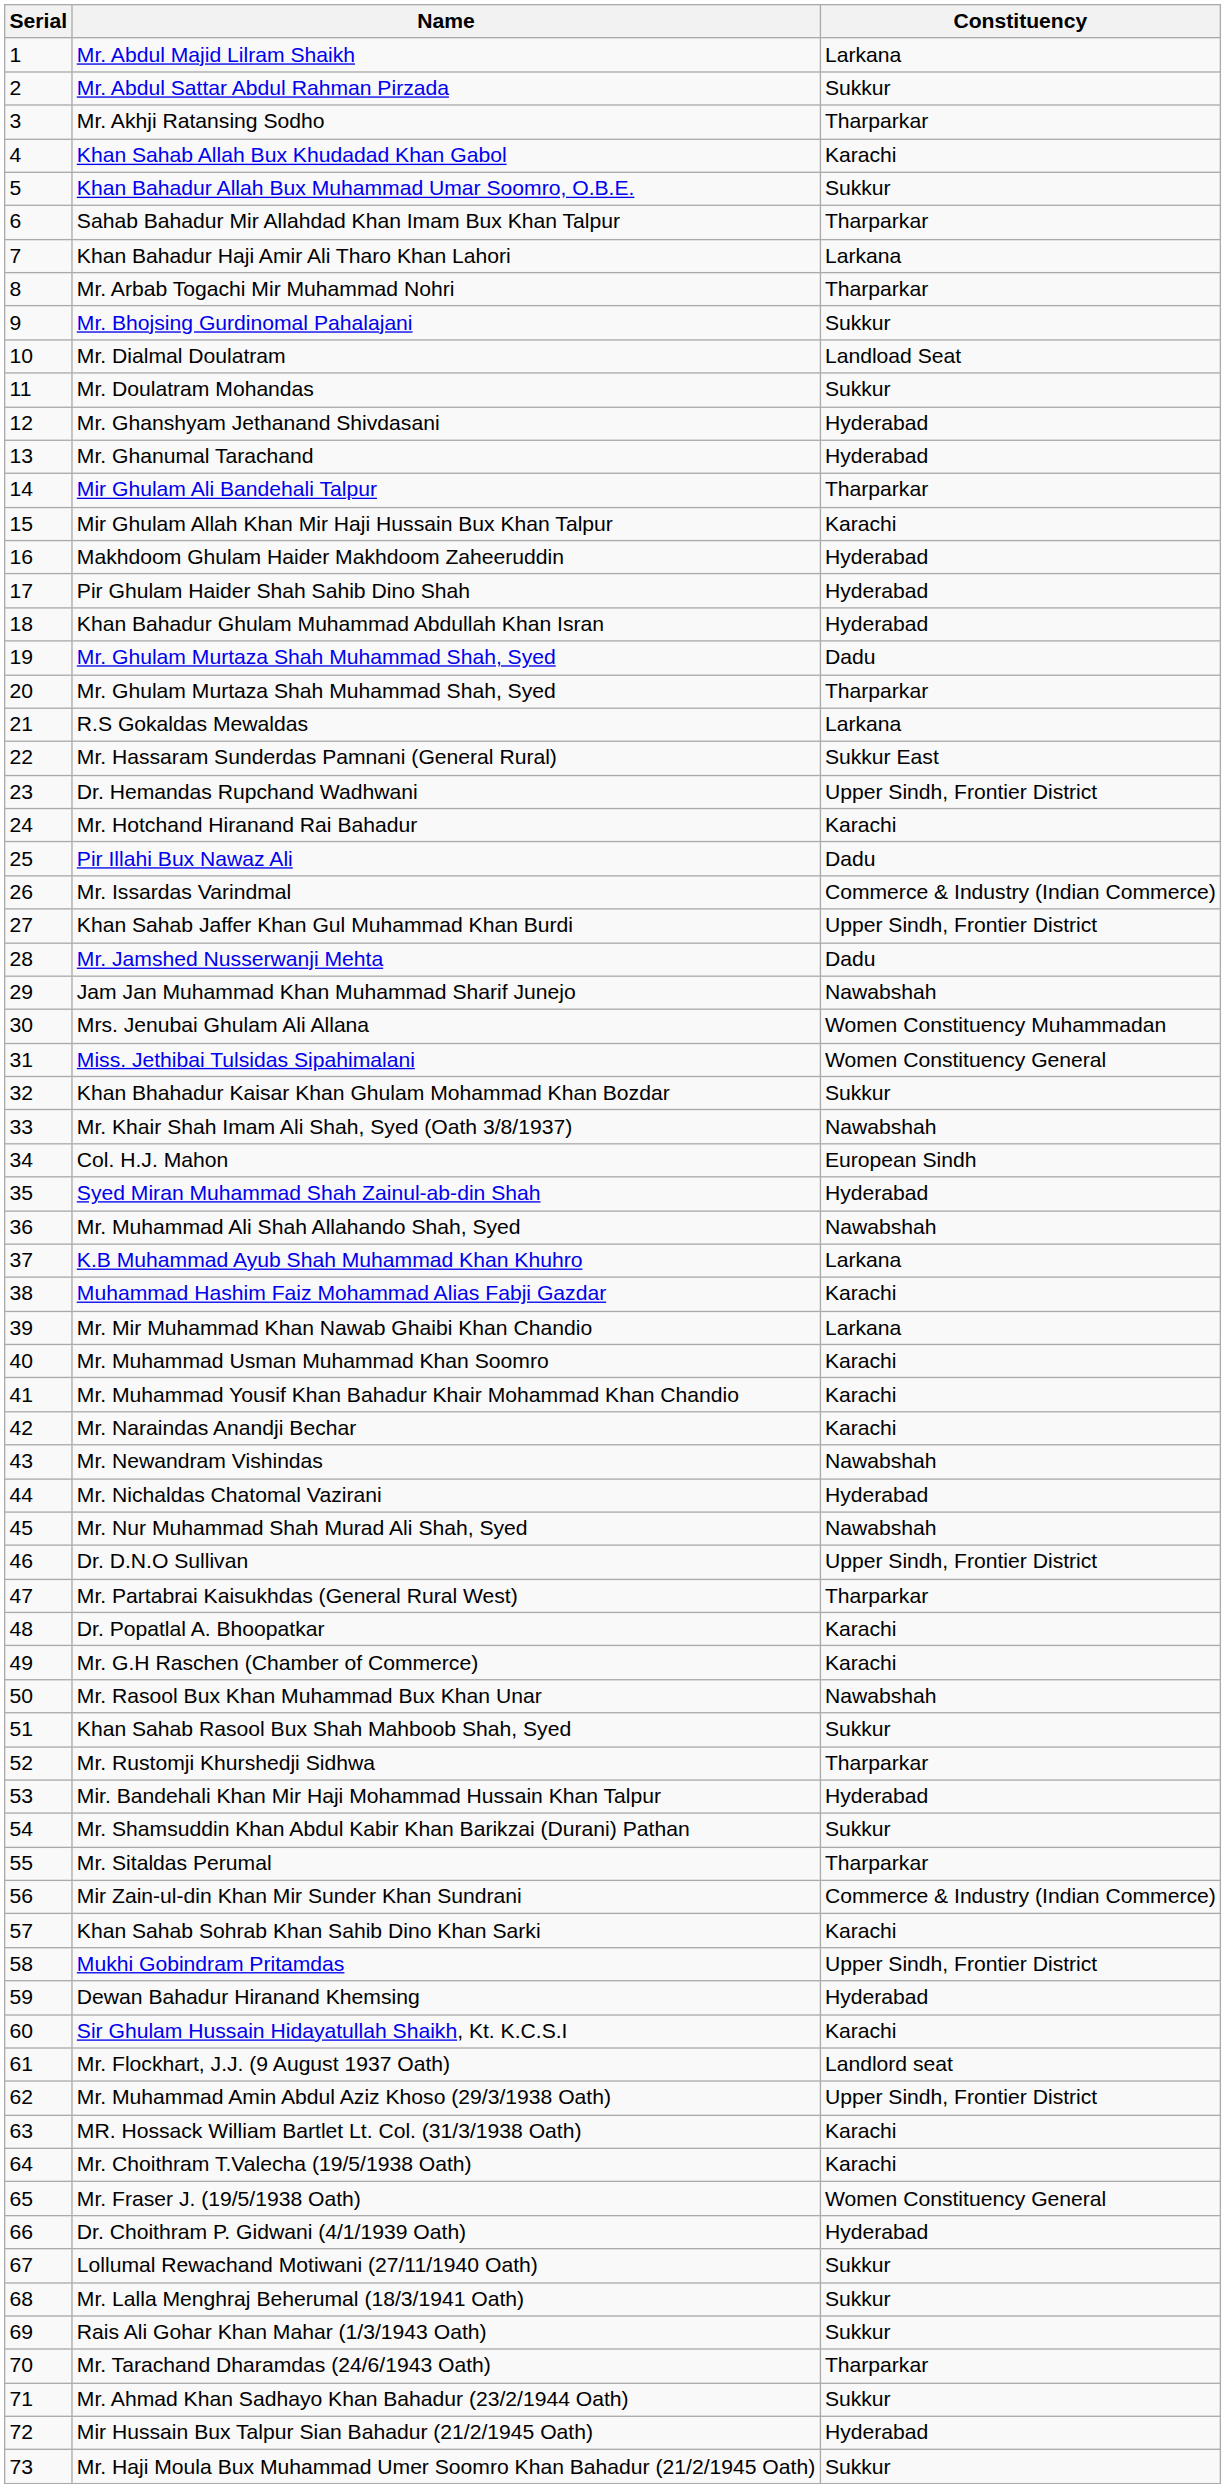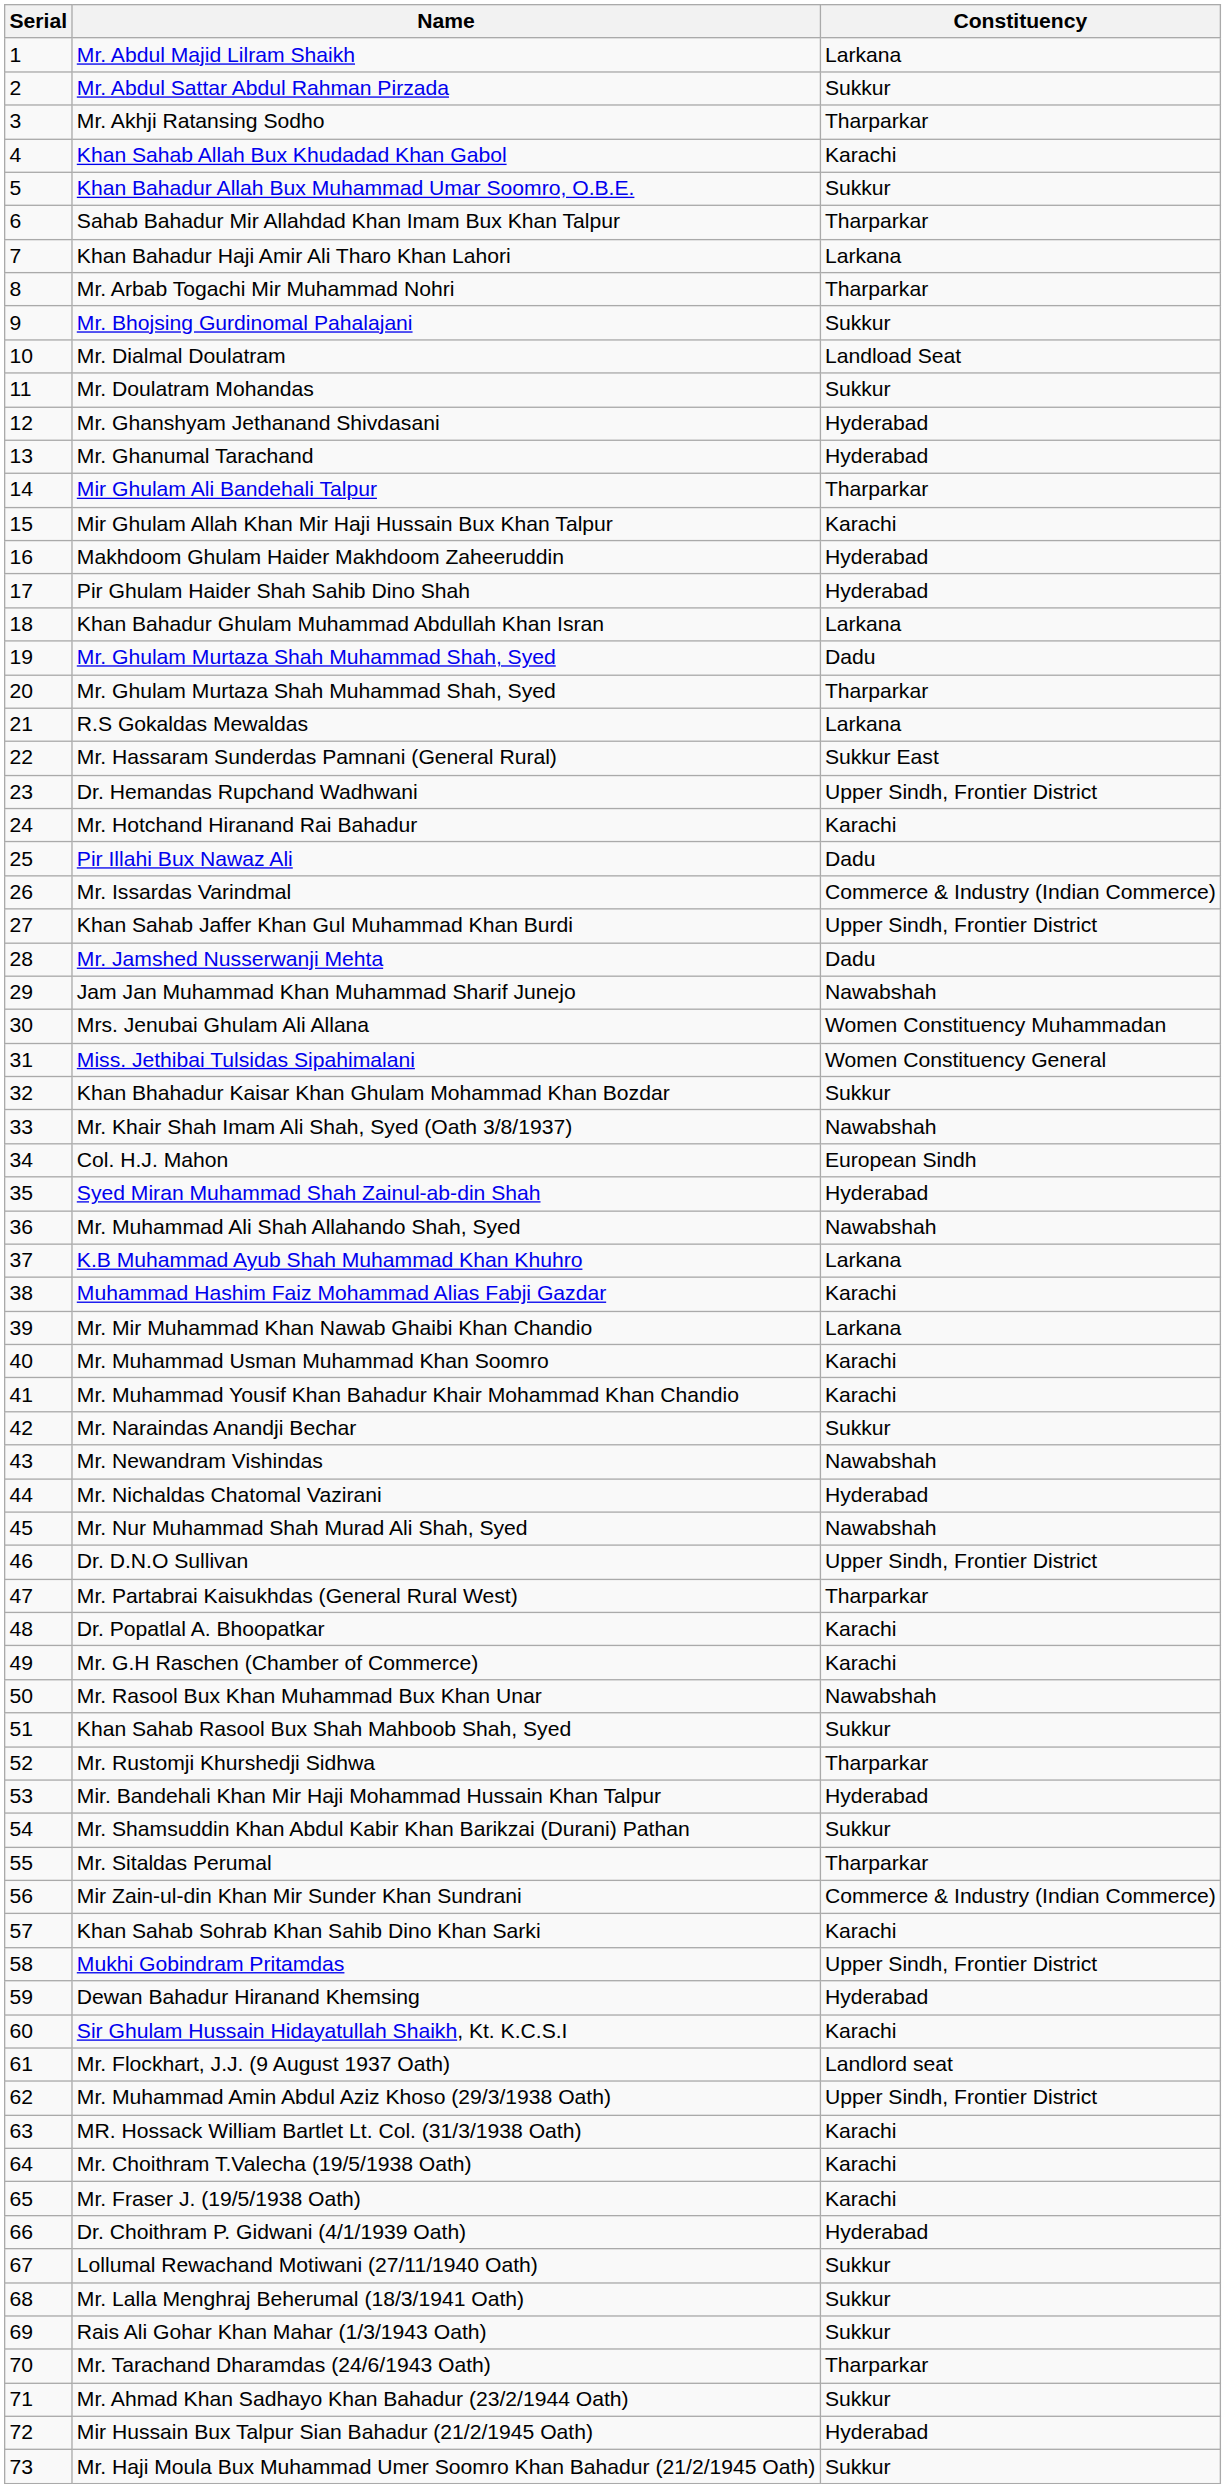(877, 624) Hyderabad -> (863, 624) Larkana
(861, 1428) Karachi -> (858, 1428) Sukkur
(966, 2198) Women Constituency General -> (861, 2198) Karachi
